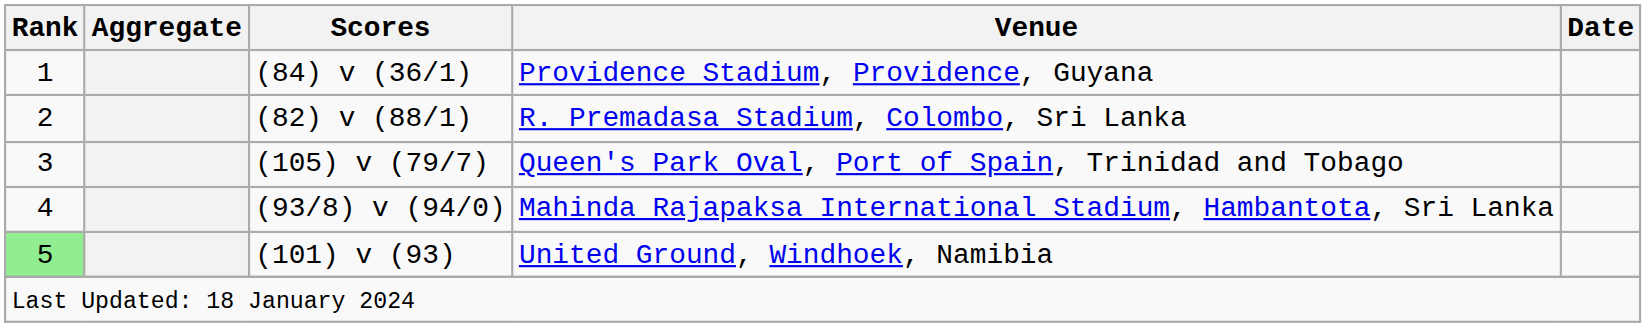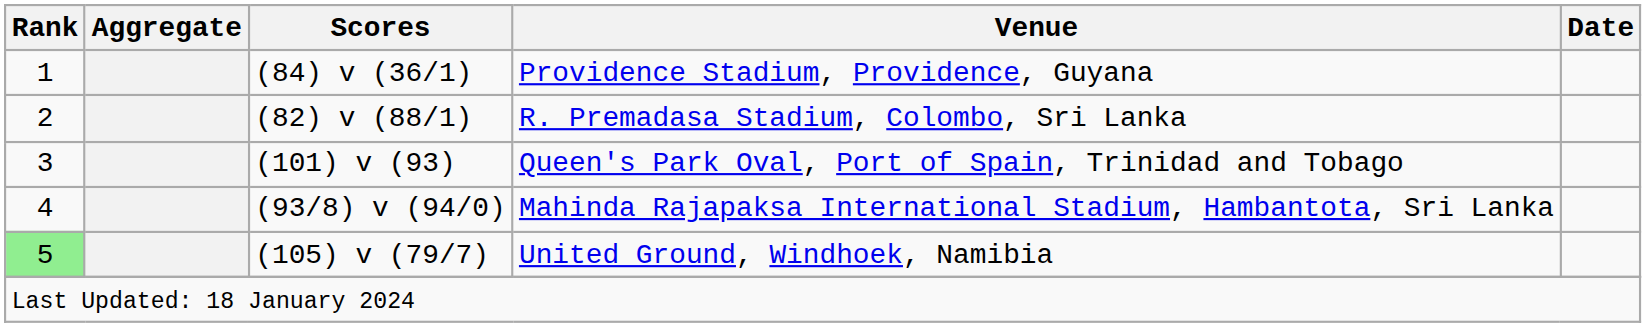(372, 164) (105) v (79/7) -> (355, 164) (101) v (93)
(355, 254) (101) v (93) -> (372, 254) (105) v (79/7)
